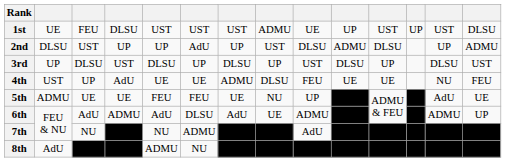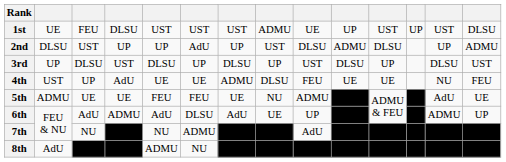(312, 98) UP -> (312, 98) ADMU
(312, 115) ADMU -> (312, 115) UP
